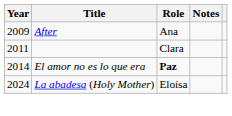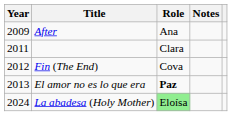+ row: (66, 66)
(18, 66) 2014 -> (18, 84) 2013
(173, 84) no background -> (173, 102) lightgreen background
